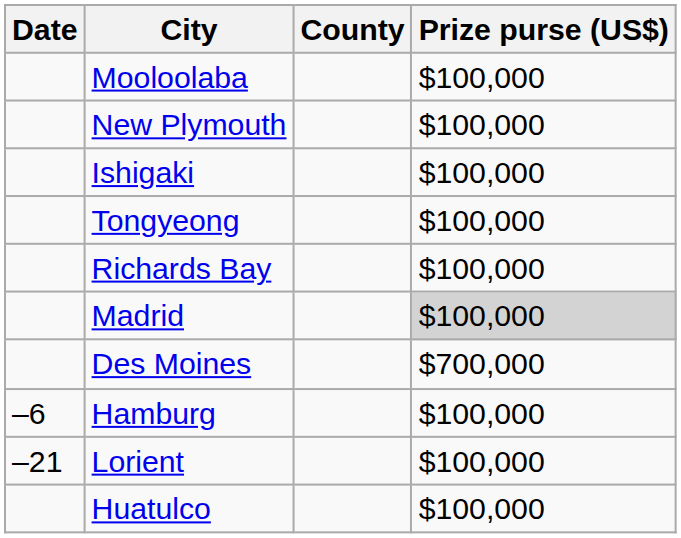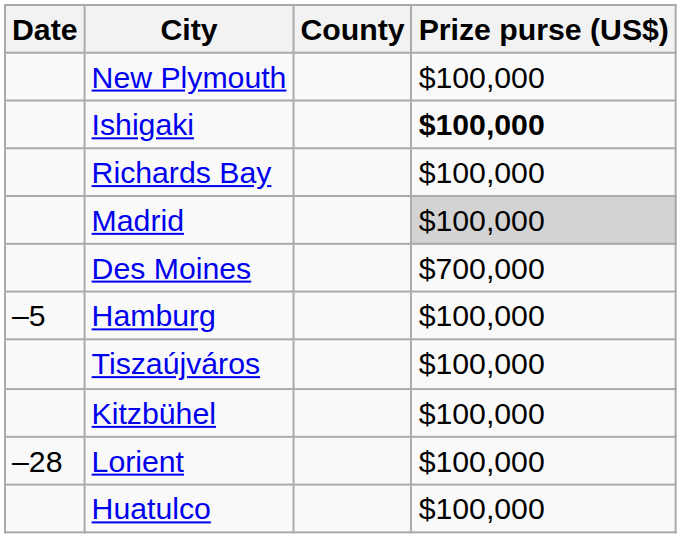- row: (170, 77)
(482, 173) normal -> (482, 125) bold
- row: (166, 221)
(29, 412) –6 -> (29, 316) –5
+ row: (176, 364)
+ row: (154, 412)
(37, 460) –21 -> (37, 460) –28
